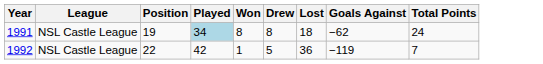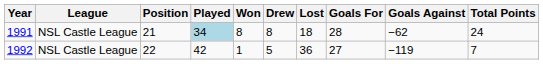+ column: (356, 13)
(149, 31) 19 -> (149, 31) 21
